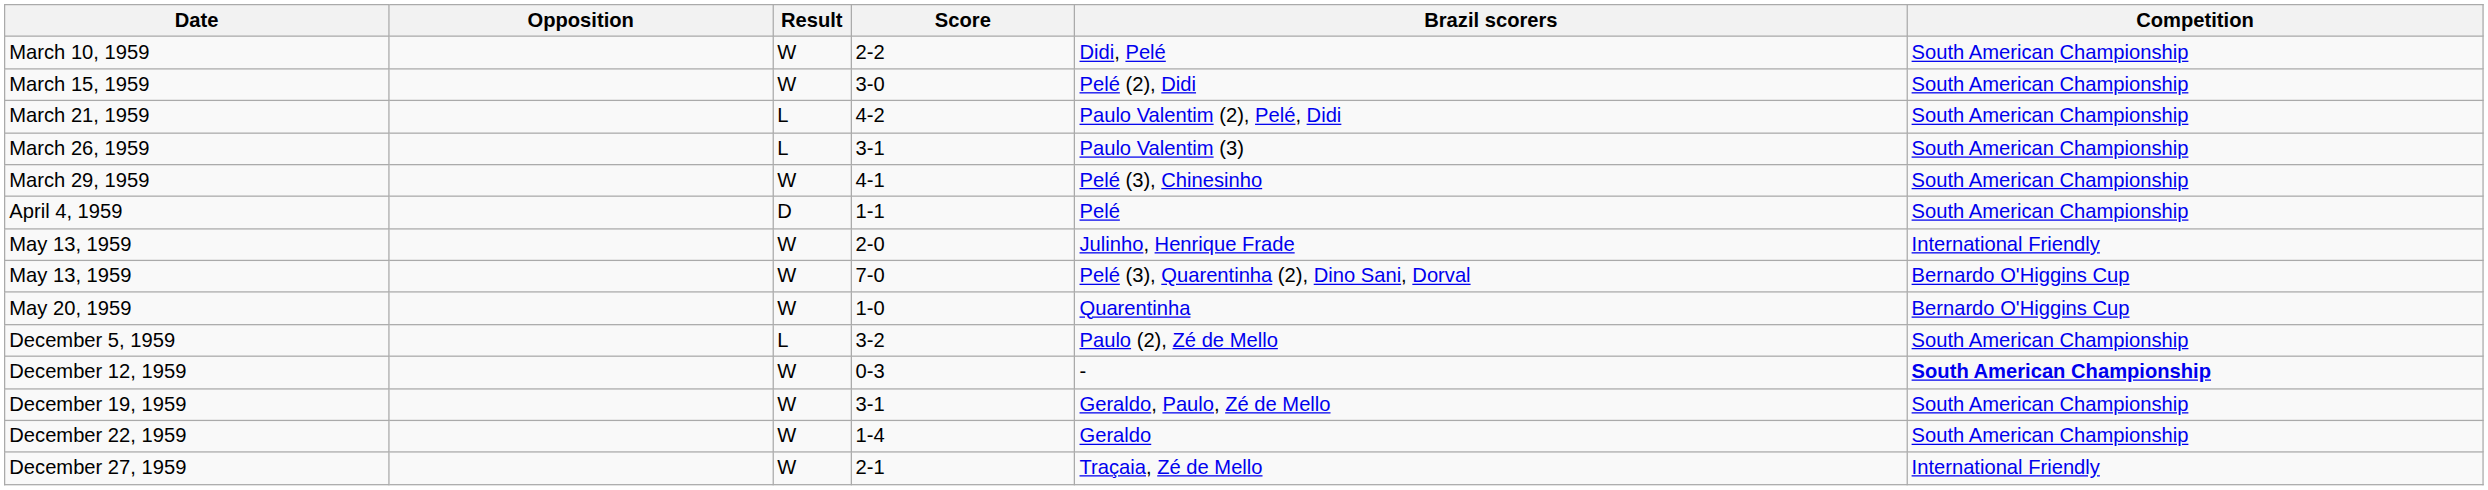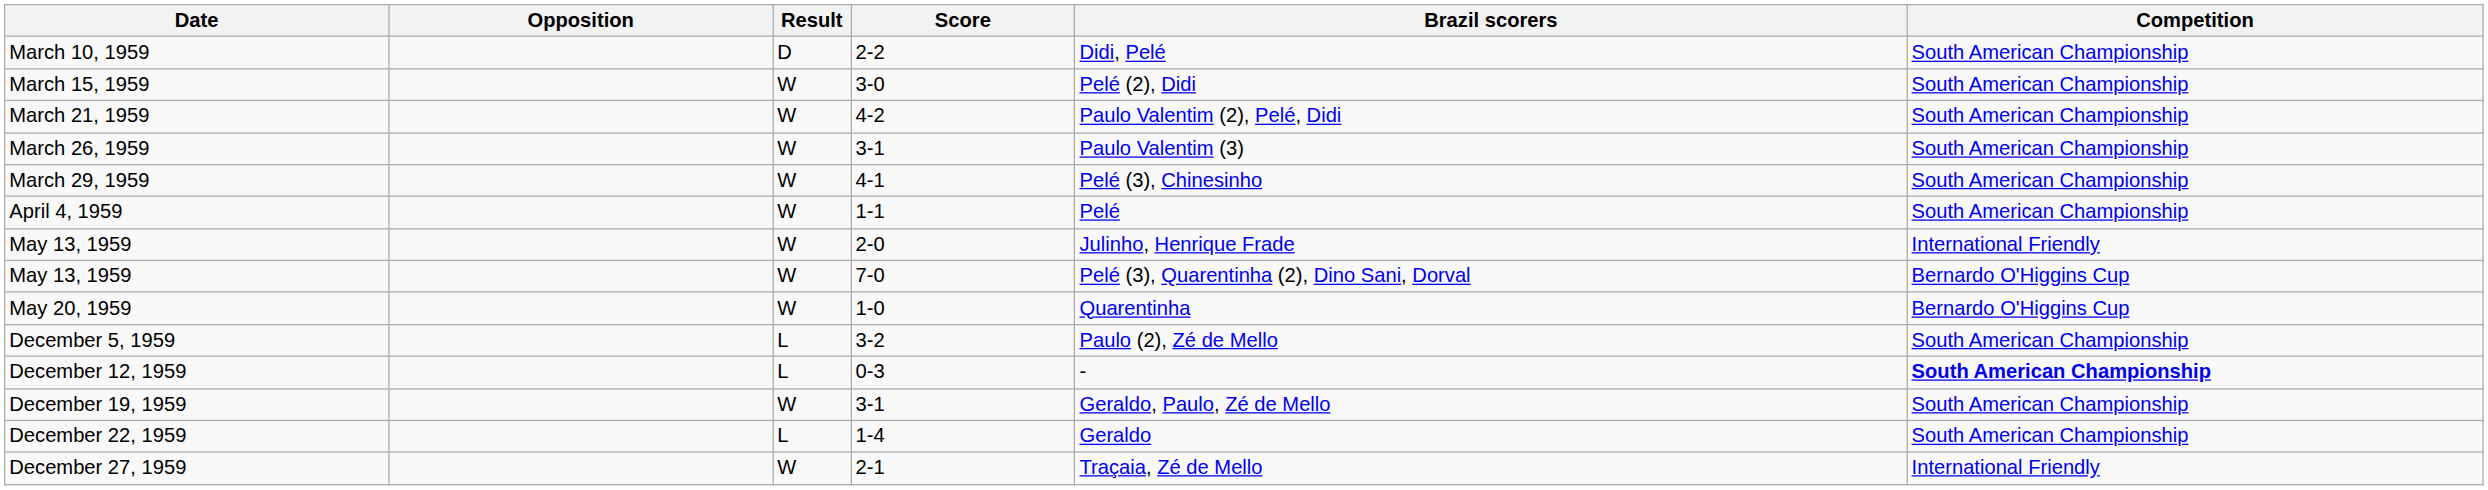(787, 52) W -> (785, 52) D
(783, 116) L -> (787, 116) W
(783, 148) L -> (787, 148) W
(785, 212) D -> (787, 212) W
(787, 372) W -> (783, 372) L
(787, 436) W -> (783, 436) L
